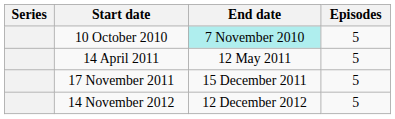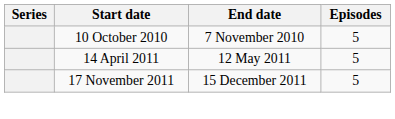(255, 37) paleturquoise background -> (255, 37) no background
- row: (121, 102)
